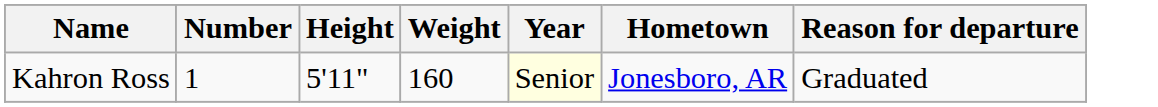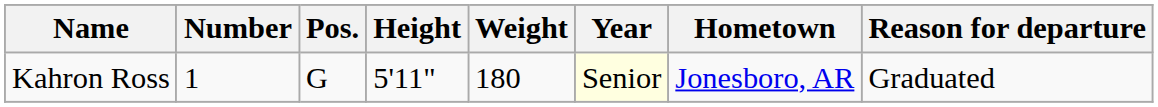+ column: (333, 28)
(431, 76) 160 -> (498, 76) 180
